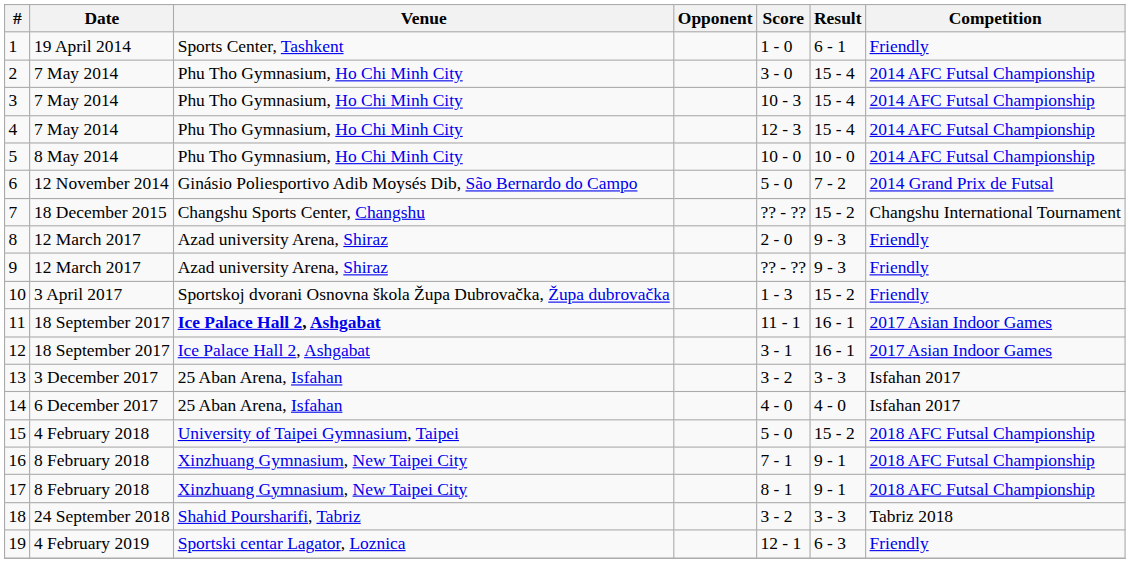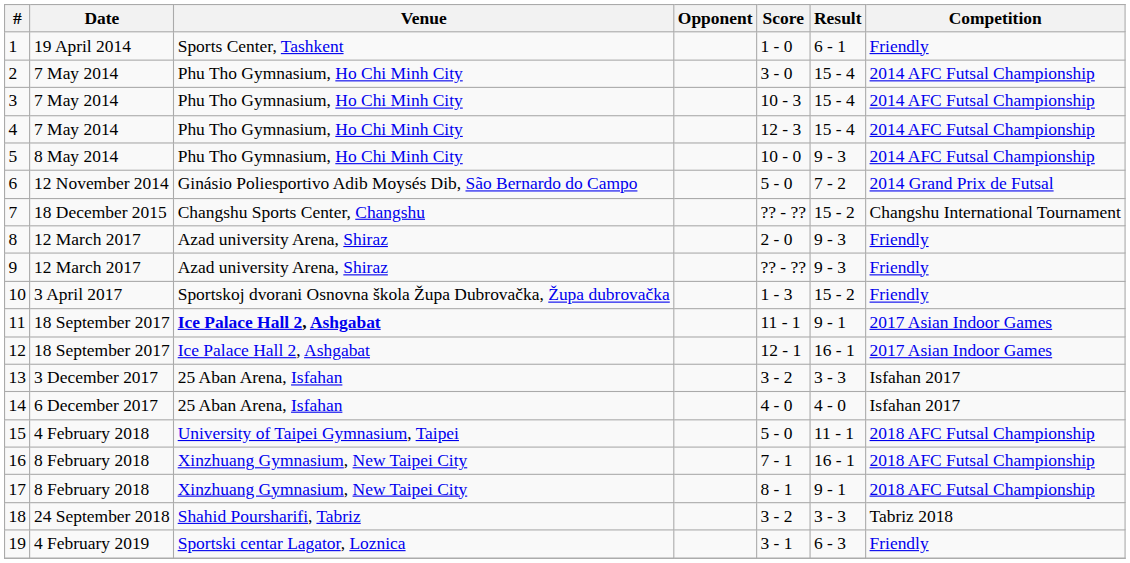(834, 156) 10 - 0 -> (830, 156) 9 - 3
(834, 322) 16 - 1 -> (830, 322) 9 - 1
(776, 350) 3 - 1 -> (781, 350) 12 - 1
(834, 433) 15 - 2 -> (834, 433) 11 - 1
(830, 460) 9 - 1 -> (834, 460) 16 - 1
(781, 543) 12 - 1 -> (776, 543) 3 - 1
